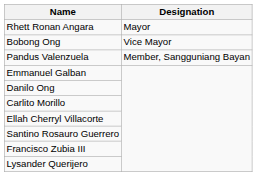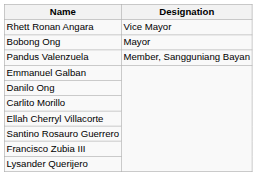(137, 27) Mayor -> (147, 27) Vice Mayor
(147, 42) Vice Mayor -> (137, 42) Mayor
